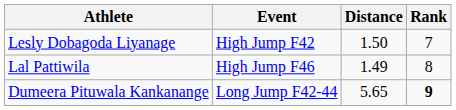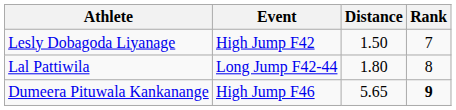(265, 67) High Jump F46 -> (277, 67) Long Jump F42-44
(374, 67) 1.49 -> (374, 67) 1.80
(277, 92) Long Jump F42-44 -> (265, 92) High Jump F46
